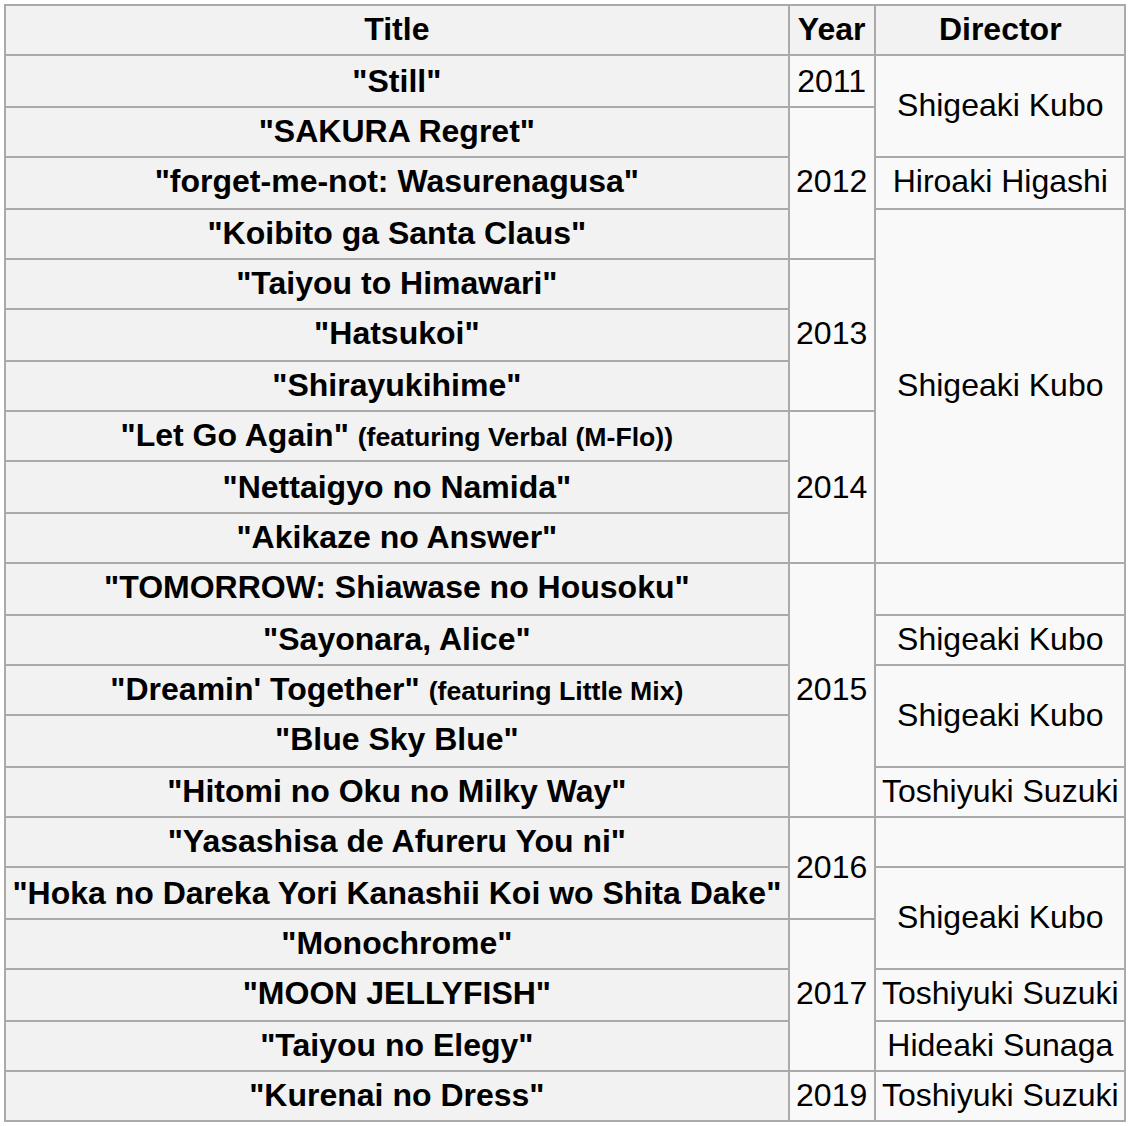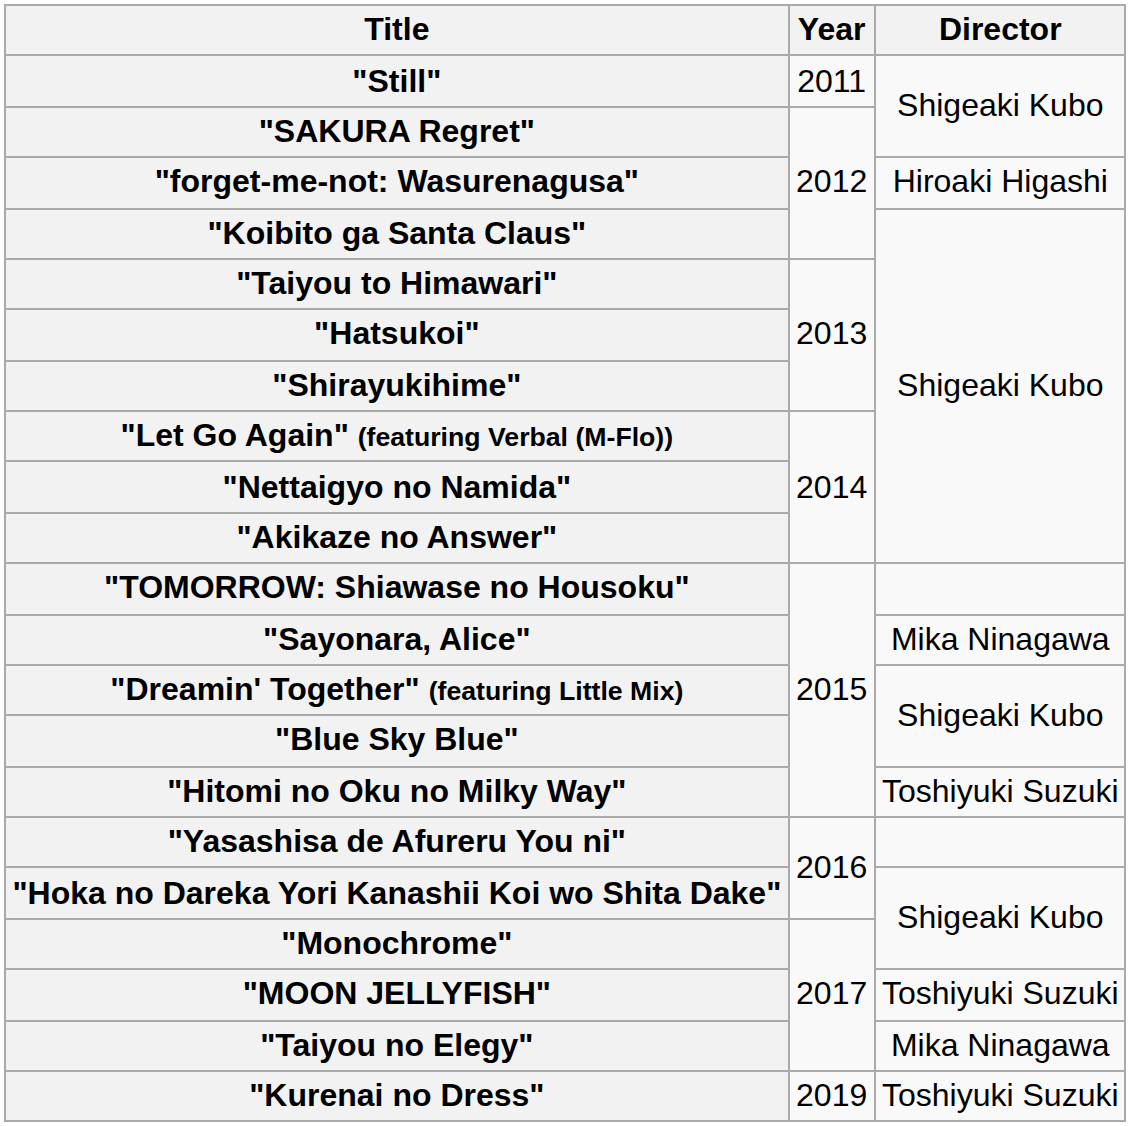(1000, 638) Shigeaki Kubo -> (1000, 638) Mika Ninagawa
(1000, 1044) Hideaki Sunaga -> (1000, 1044) Mika Ninagawa
